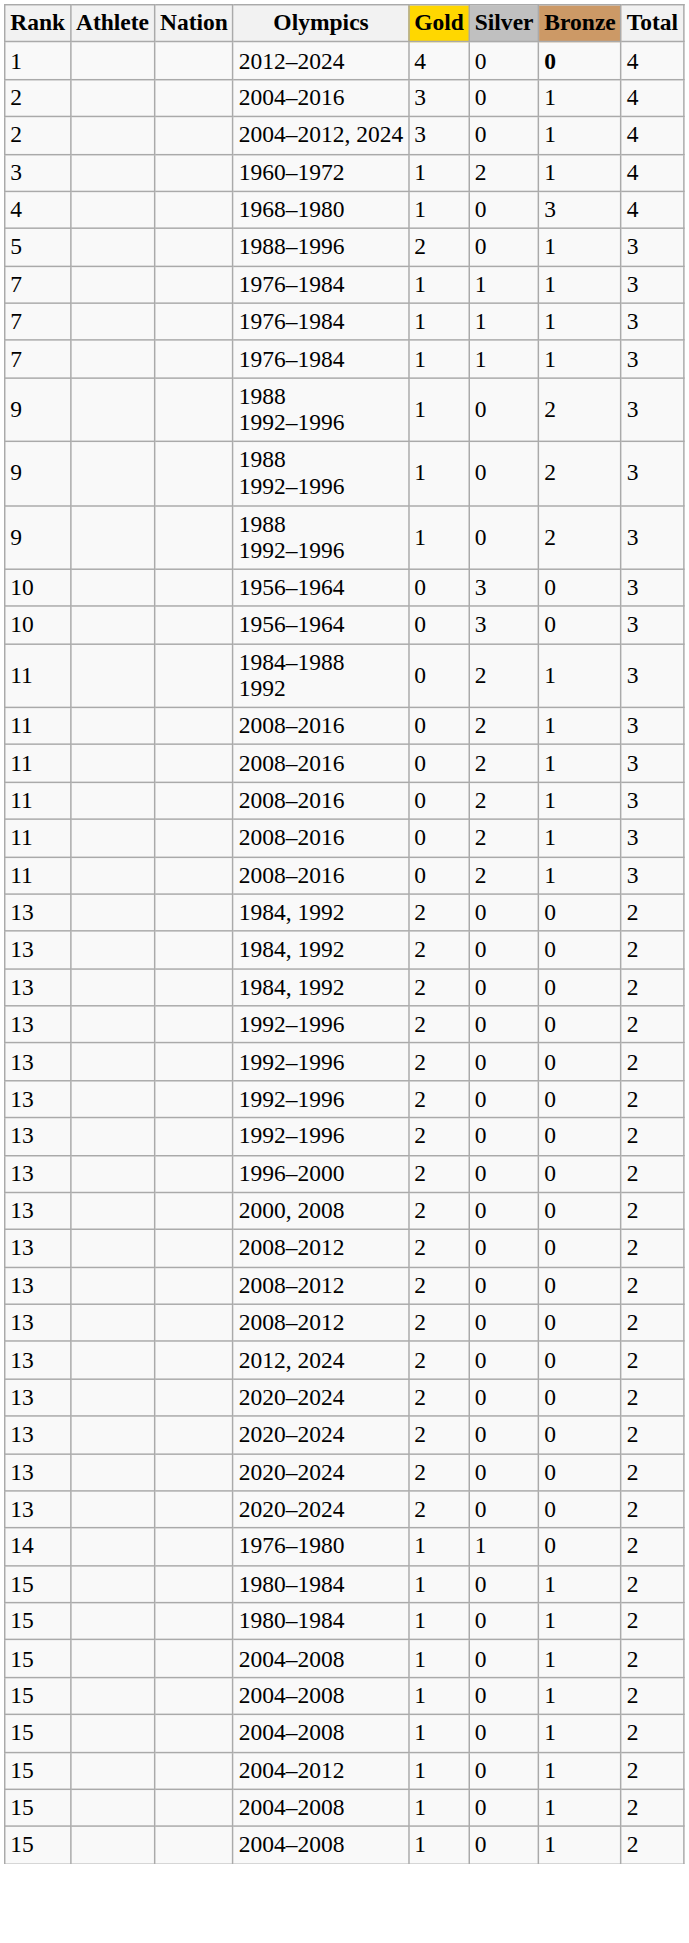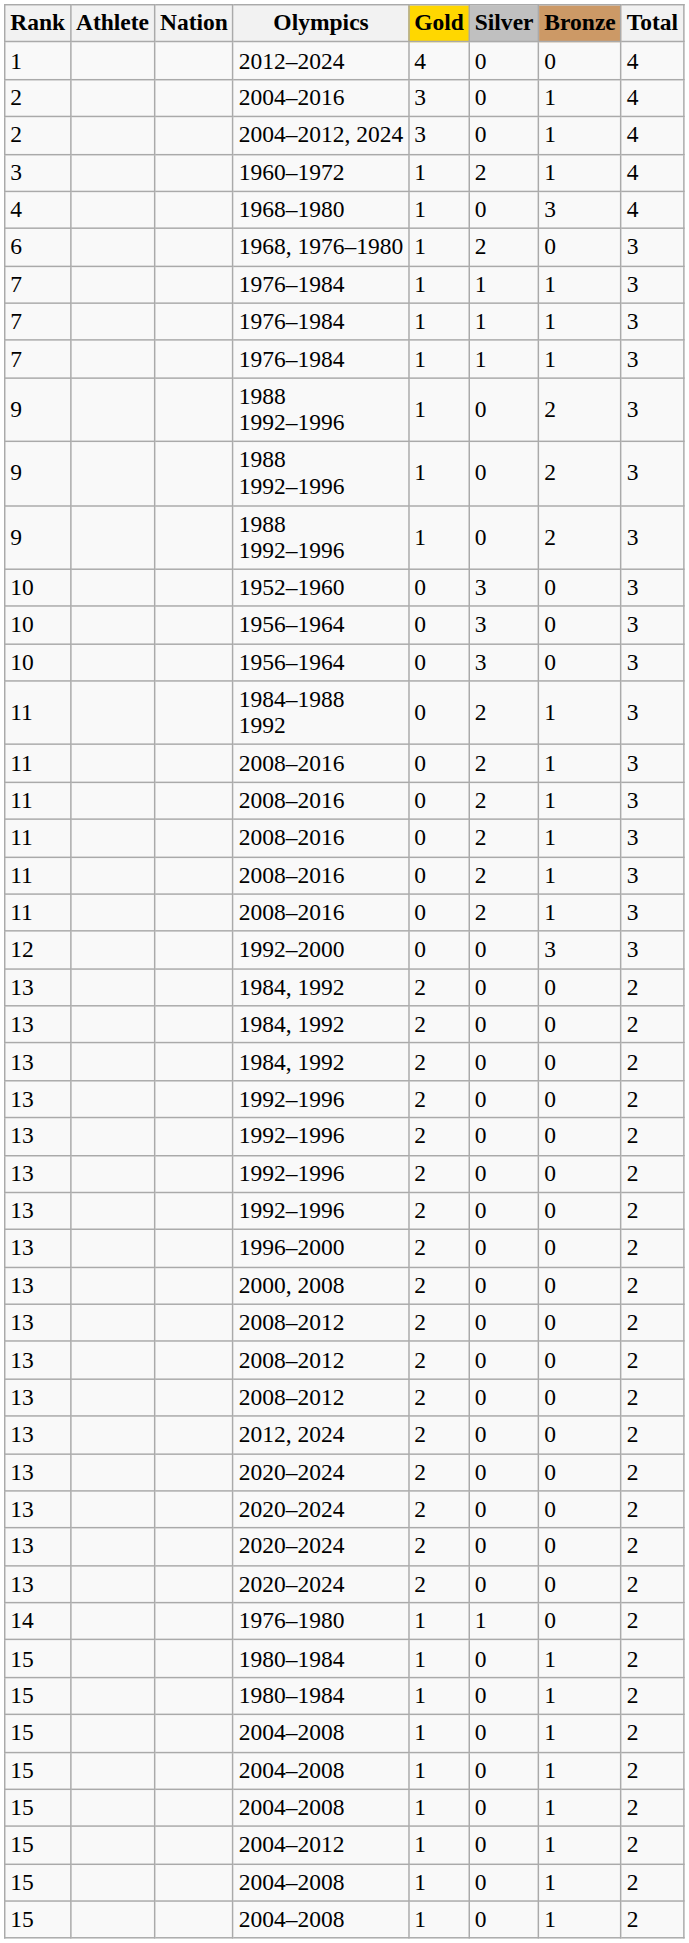(550, 60) bold -> (550, 60) normal
- row: (16, 246)
+ row: (16, 246)
+ row: (22, 587)
+ row: (22, 949)
